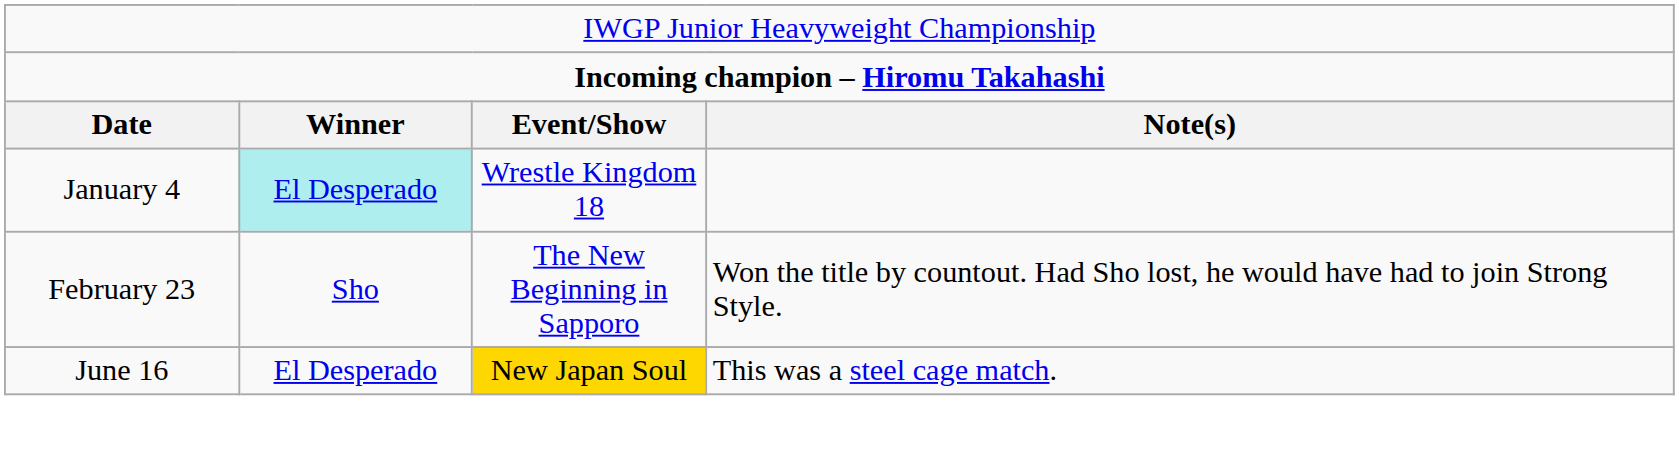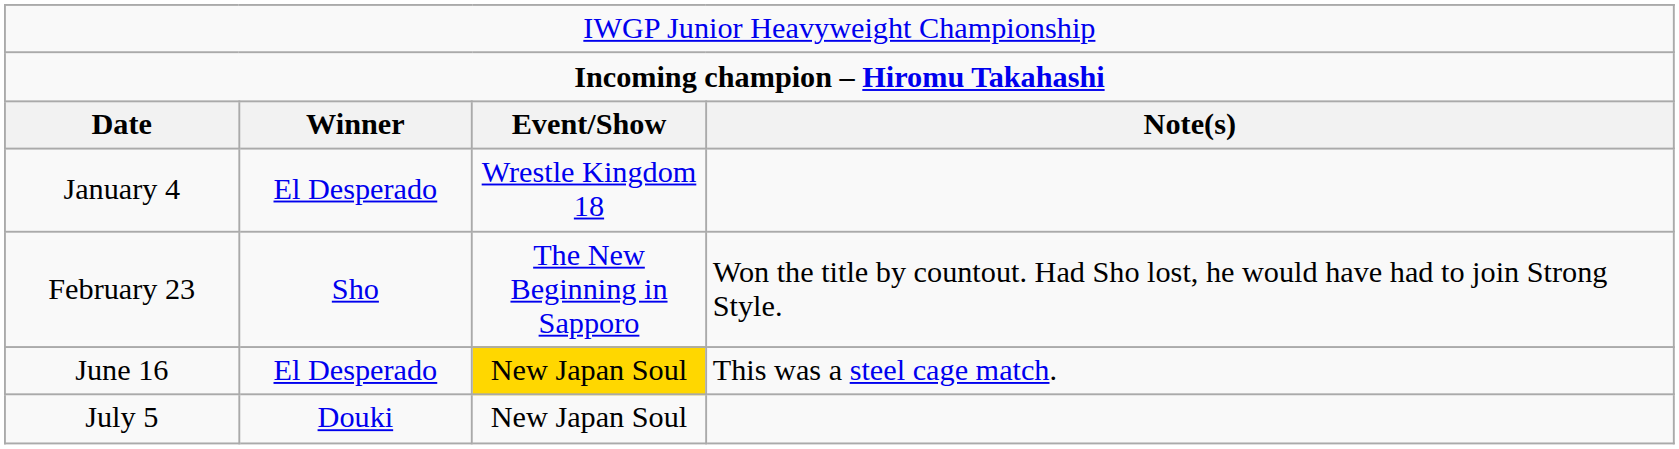(355, 189) paleturquoise background -> (355, 189) no background
+ row: (122, 418)
